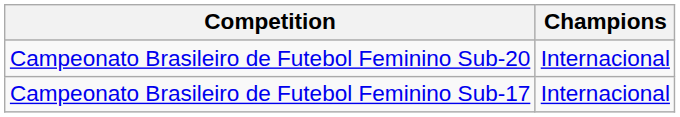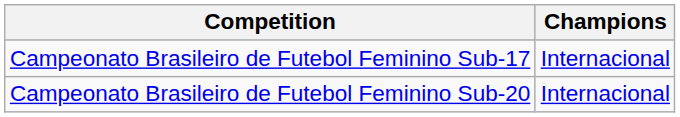rows swapped: (270, 58) <-> (270, 93)
